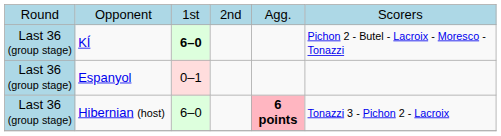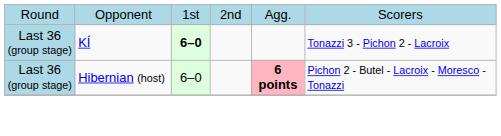(397, 43) Pichon 2 - Butel - Lacroix - Moresco - Tonazzi -> (378, 43) Tonazzi 3 - Pichon 2 - Lacroix
- row: (105, 77)
(378, 113) Tonazzi 3 - Pichon 2 - Lacroix -> (397, 78) Pichon 2 - Butel - Lacroix - Moresco - Tonazzi
